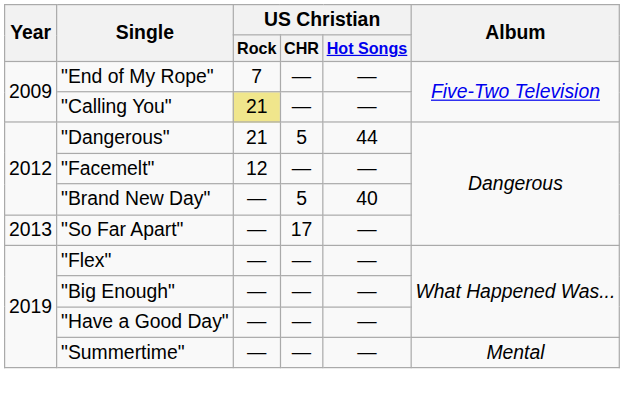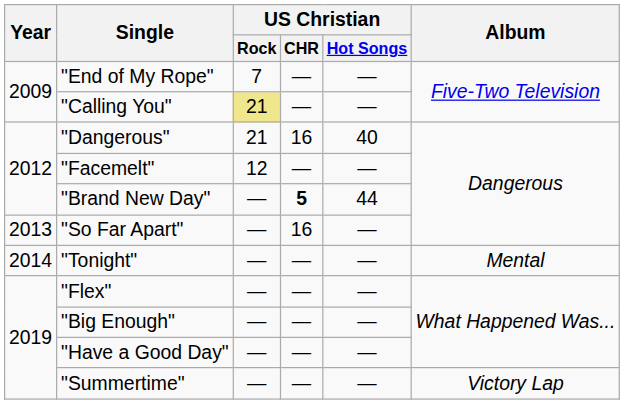(302, 137) 5 -> (302, 137) 16
(367, 137) 44 -> (367, 137) 40
(302, 199) normal -> (302, 199) bold
(367, 199) 40 -> (367, 199) 44
(302, 229) 17 -> (302, 229) 16
+ row: (99, 260)
(515, 352) Mental -> (515, 383) Victory Lap
